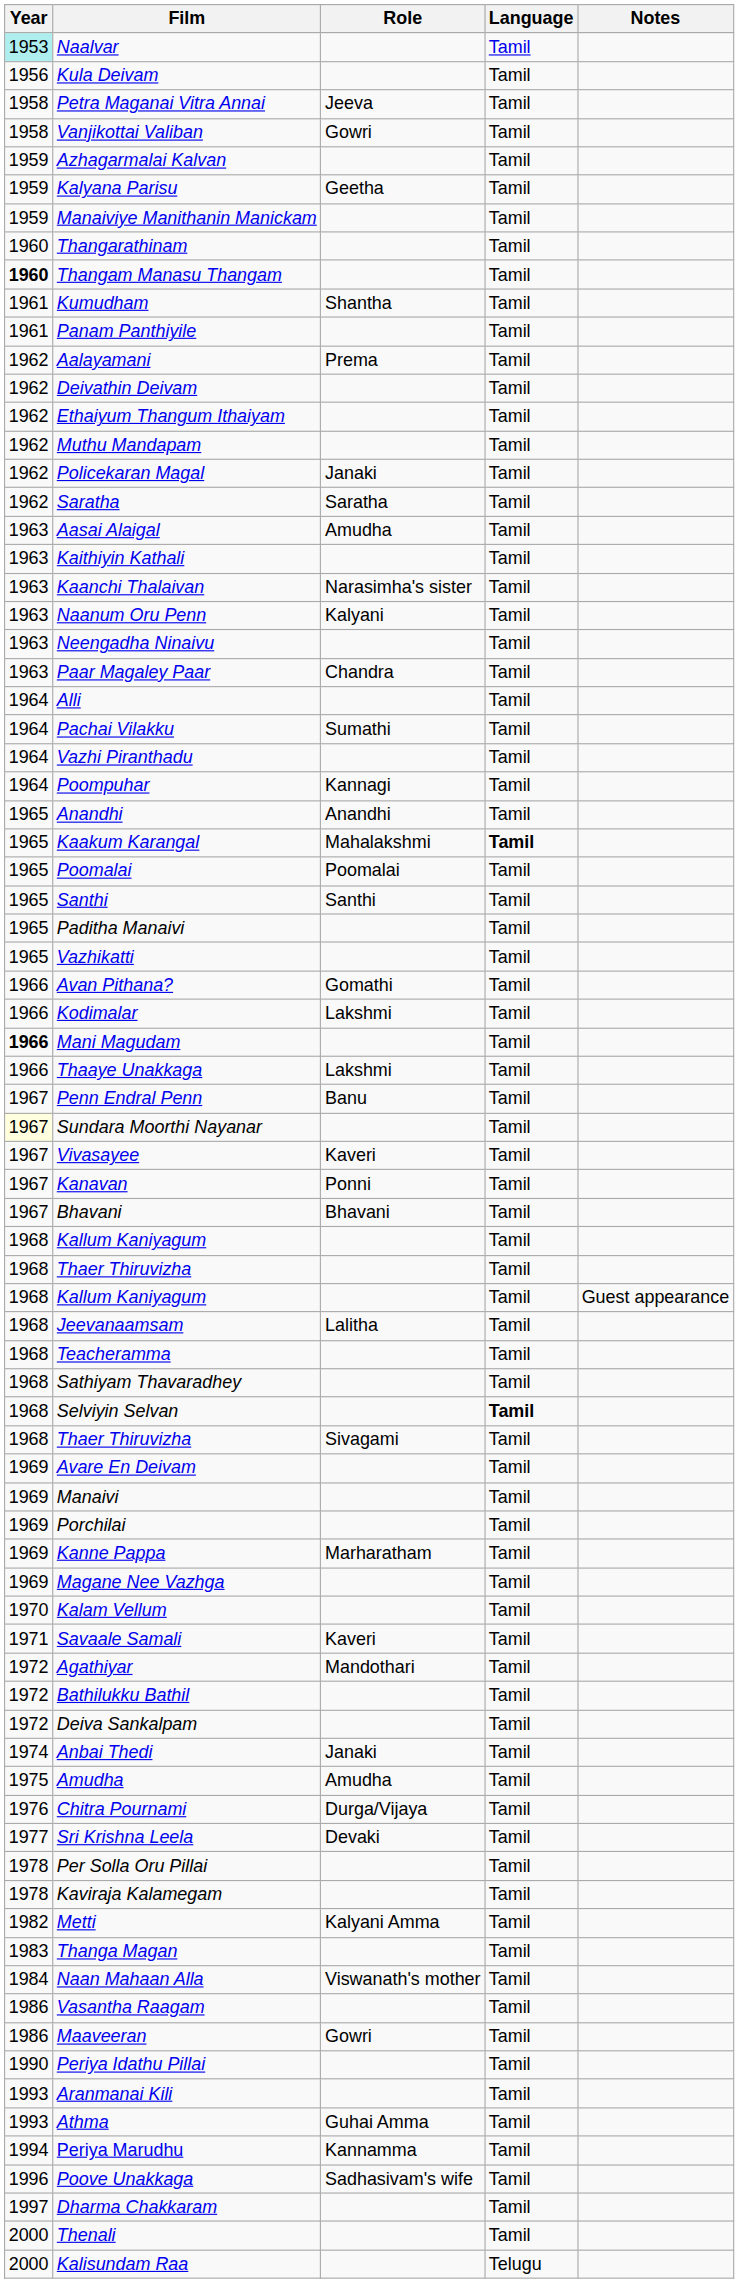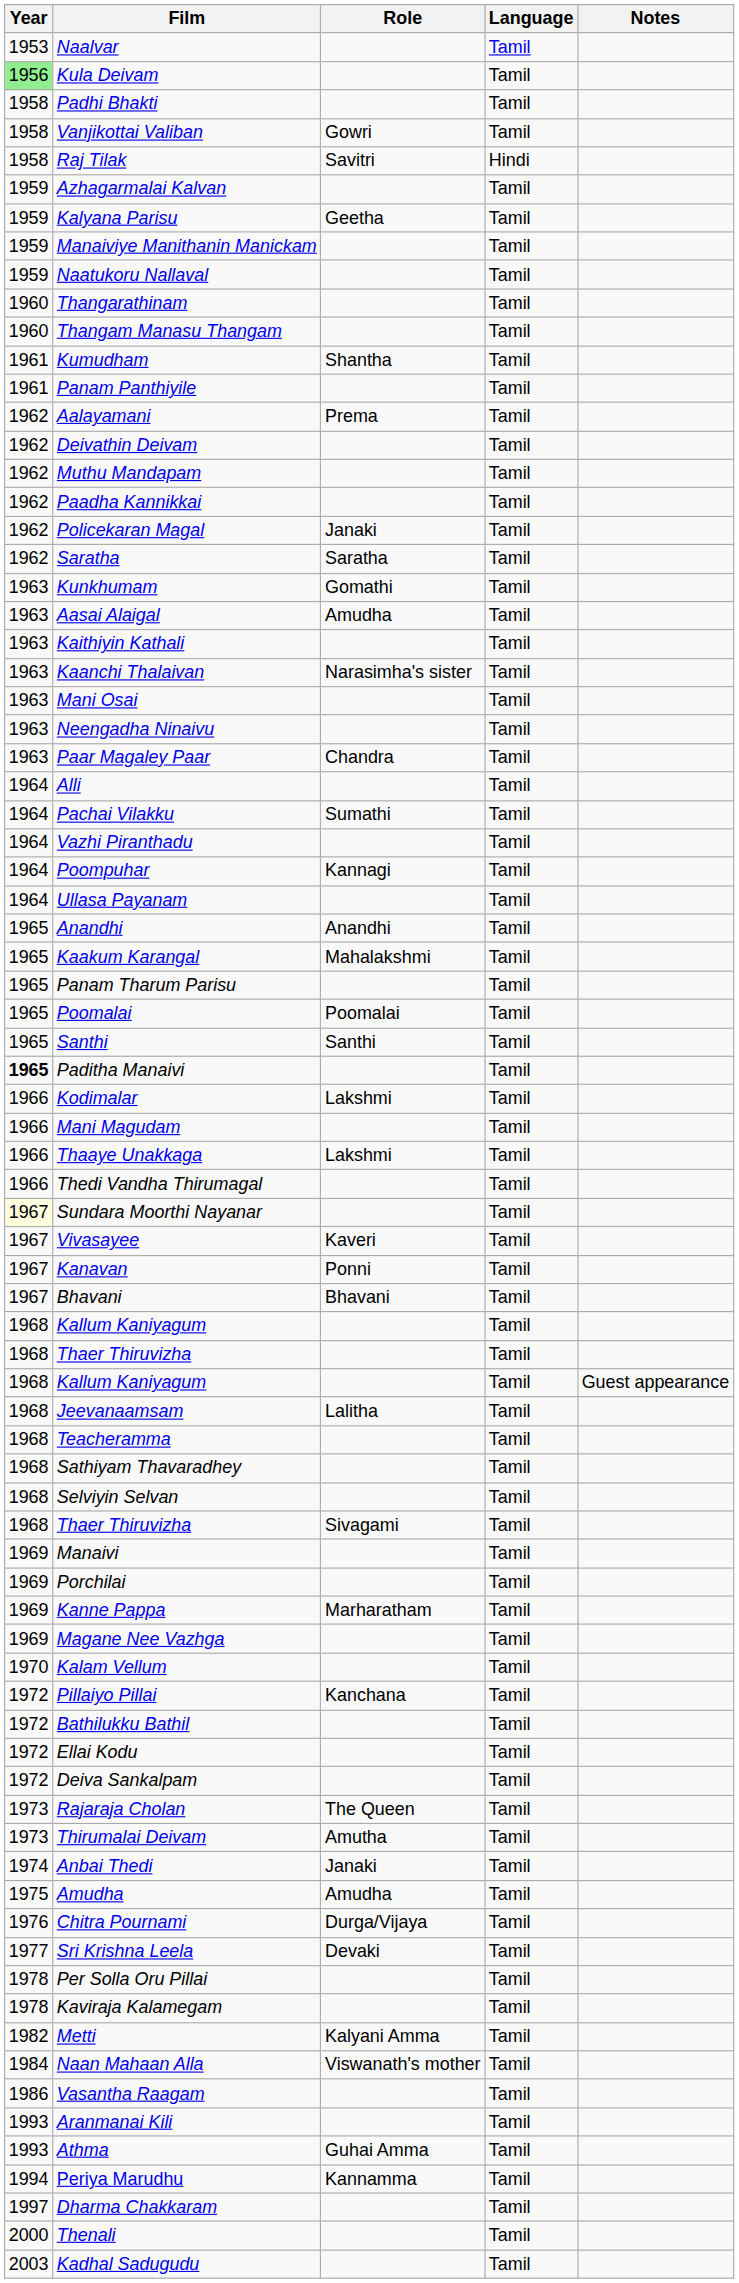(29, 47) paleturquoise background -> (29, 47) no background
(29, 75) no background -> (29, 75) lightgreen background
- row: (161, 103)
+ row: (107, 103)
+ row: (92, 160)
+ row: (133, 274)
(29, 274) bold -> (29, 331) normal
- row: (171, 416)
+ row: (129, 501)
+ row: (107, 587)
+ row: (97, 700)
- row: (132, 615)
+ row: (122, 899)
(512, 842) bold -> (510, 956) normal
+ row: (146, 984)
(29, 928) normal -> (29, 1070) bold
- row: (95, 956)
- row: (115, 984)
(29, 1041) bold -> (29, 1127) normal
+ row: (160, 1183)
- row: (130, 1098)
(512, 1411) bold -> (510, 1496) normal
- row: (126, 1468)
- row: (119, 1638)
- row: (95, 1667)
+ row: (107, 1695)
+ row: (97, 1752)
+ row: (121, 1809)
+ row: (132, 1837)
- row: (117, 1951)
- row: (102, 2036)
- row: (131, 2064)
- row: (125, 2178)
- row: (123, 2263)
+ row: (128, 2263)
